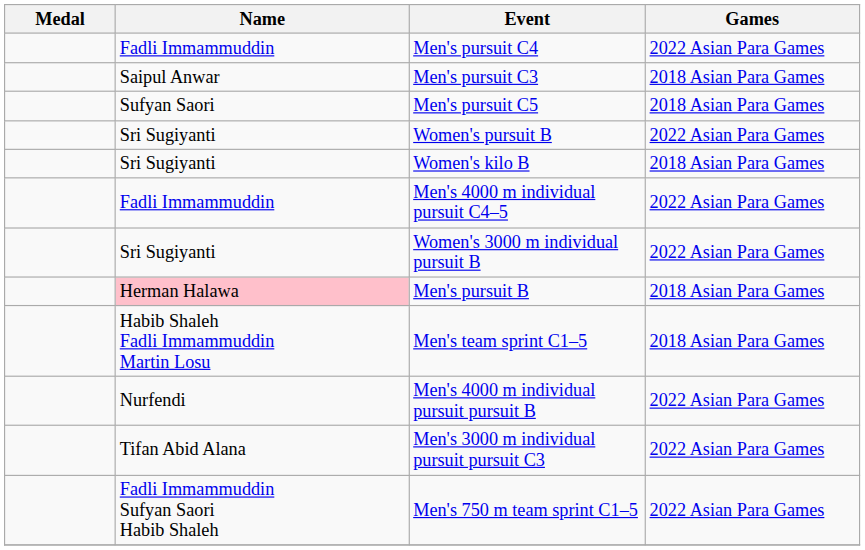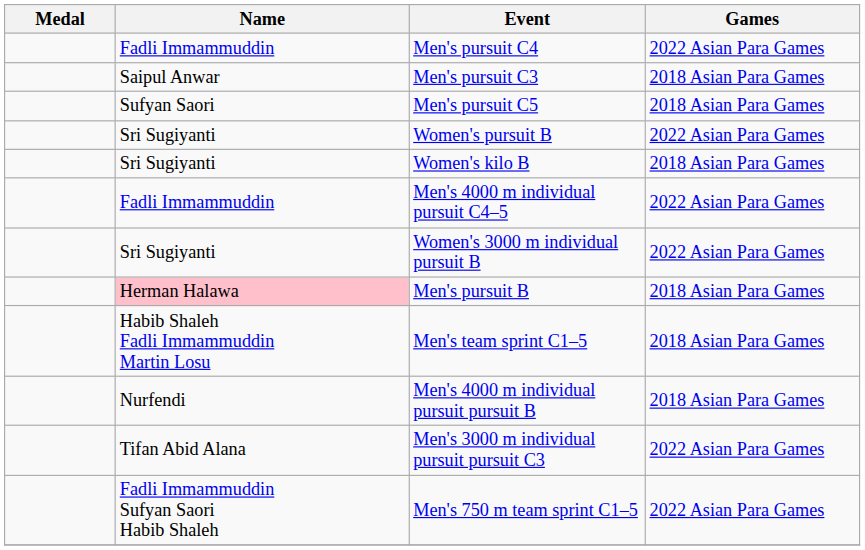(737, 400) 2022 Asian Para Games -> (737, 400) 2018 Asian Para Games
